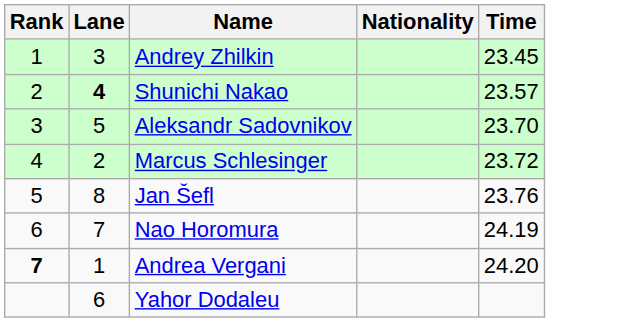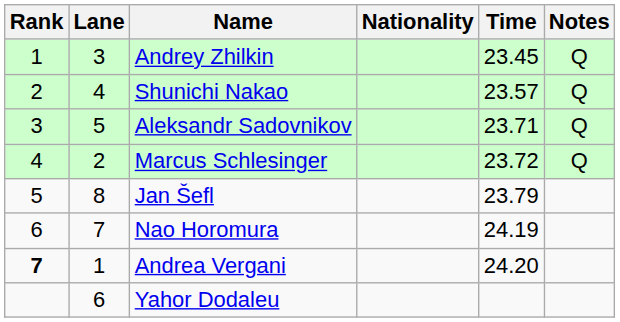+ column: (579, 21)
(99, 91) bold -> (99, 91) normal
(511, 126) 23.70 -> (511, 126) 23.71
(511, 195) 23.76 -> (511, 195) 23.79
